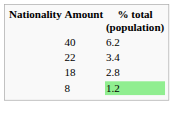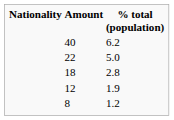(113, 58) 3.4 -> (113, 58) 5.0
+ row: (70, 88)
(113, 88) lightgreen background -> (113, 103) no background
